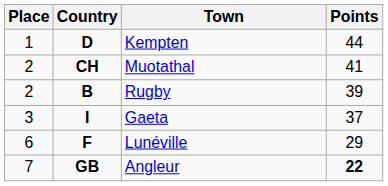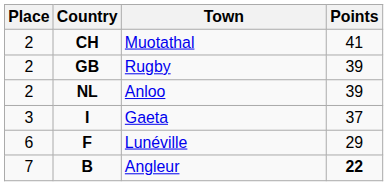- row: (157, 42)
(87, 92) B -> (87, 67) GB
+ row: (145, 92)
(87, 167) GB -> (87, 167) B
